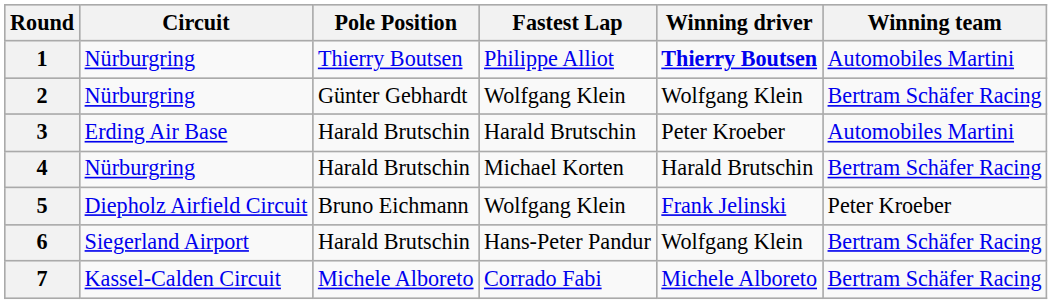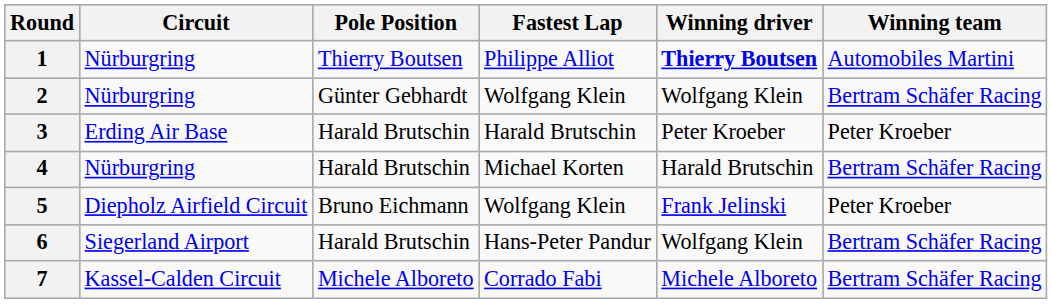(921, 132) Automobiles Martini -> (889, 132) Peter Kroeber
